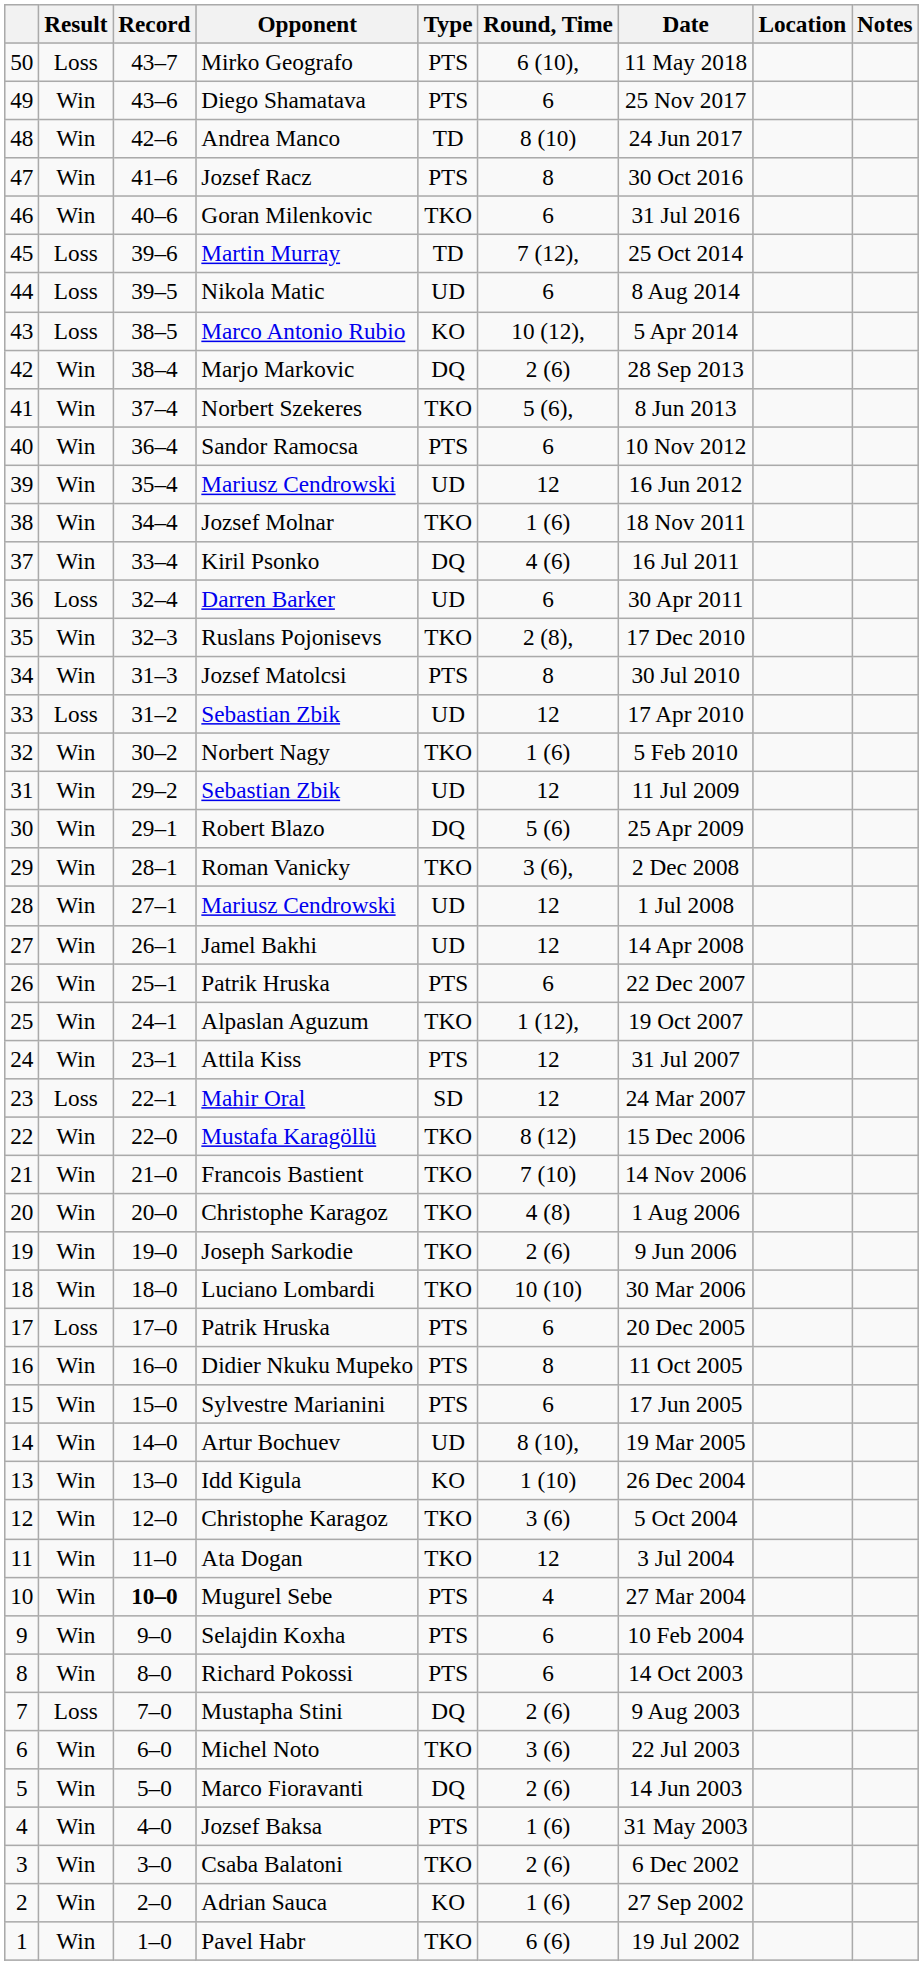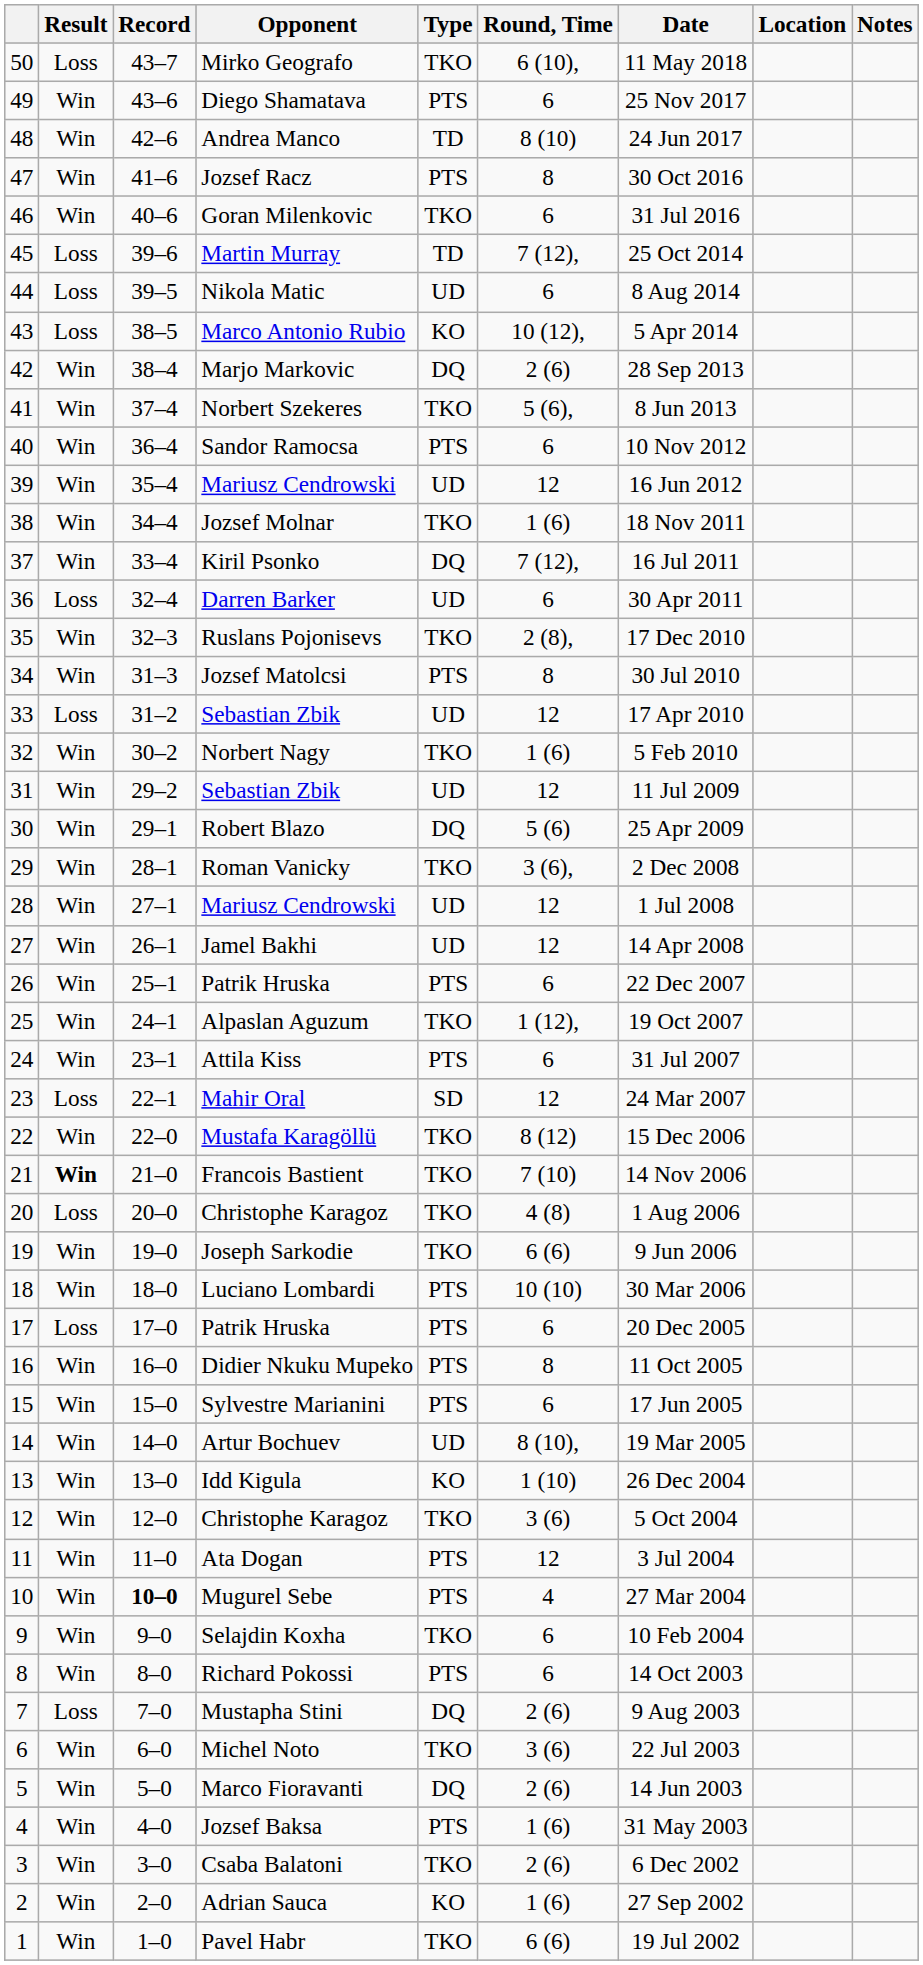(448, 62) PTS -> (448, 62) TKO
(548, 560) 4 (6) -> (548, 560) 7 (12),
(548, 1059) 12 -> (548, 1059) 6
(76, 1174) normal -> (76, 1174) bold
(76, 1212) Win -> (76, 1212) Loss
(548, 1250) 2 (6) -> (548, 1250) 6 (6)
(448, 1289) TKO -> (448, 1289) PTS
(448, 1557) TKO -> (448, 1557) PTS
(448, 1634) PTS -> (448, 1634) TKO
